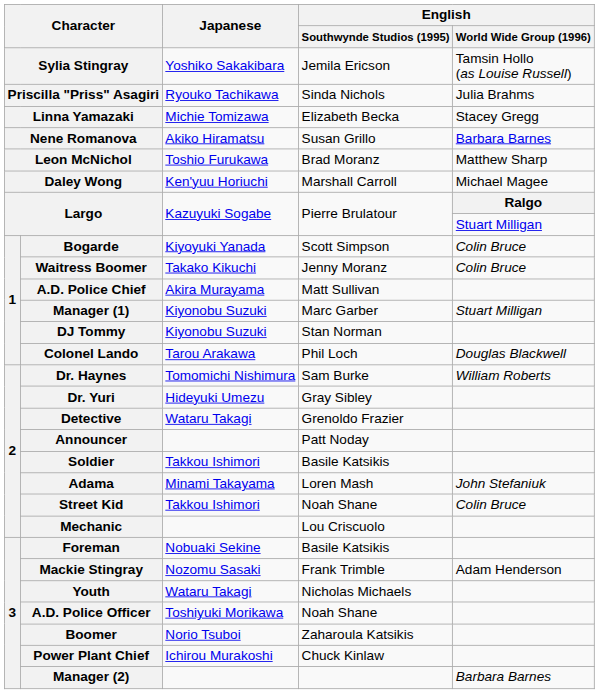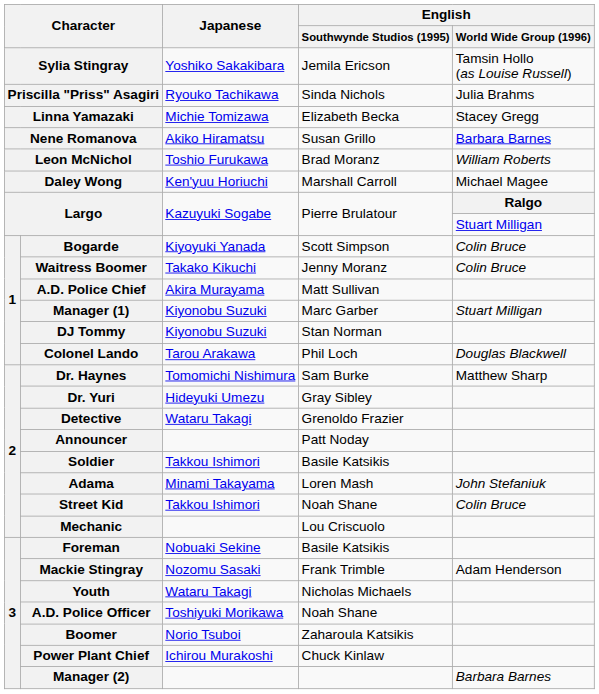(502, 159) Matthew Sharp -> (503, 159) William Roberts
(503, 375) William Roberts -> (502, 375) Matthew Sharp
